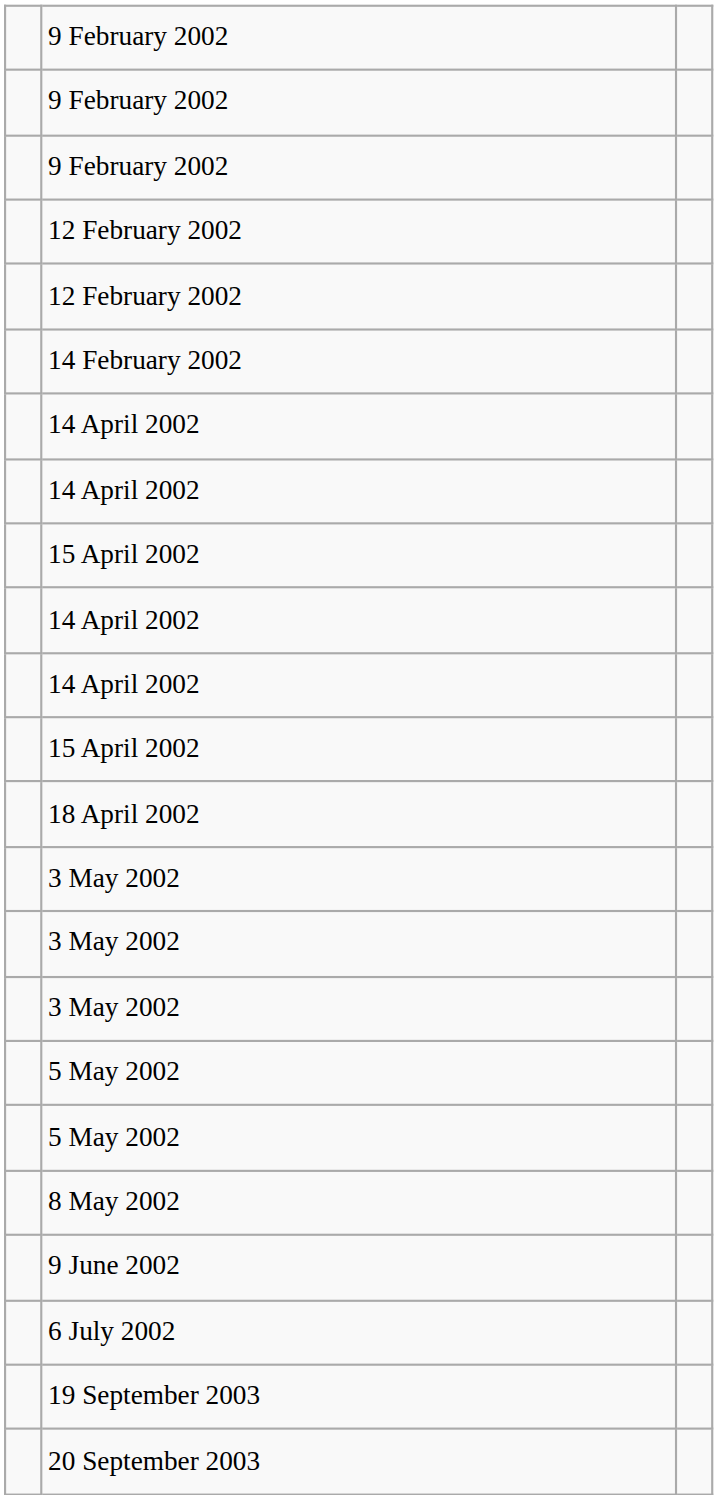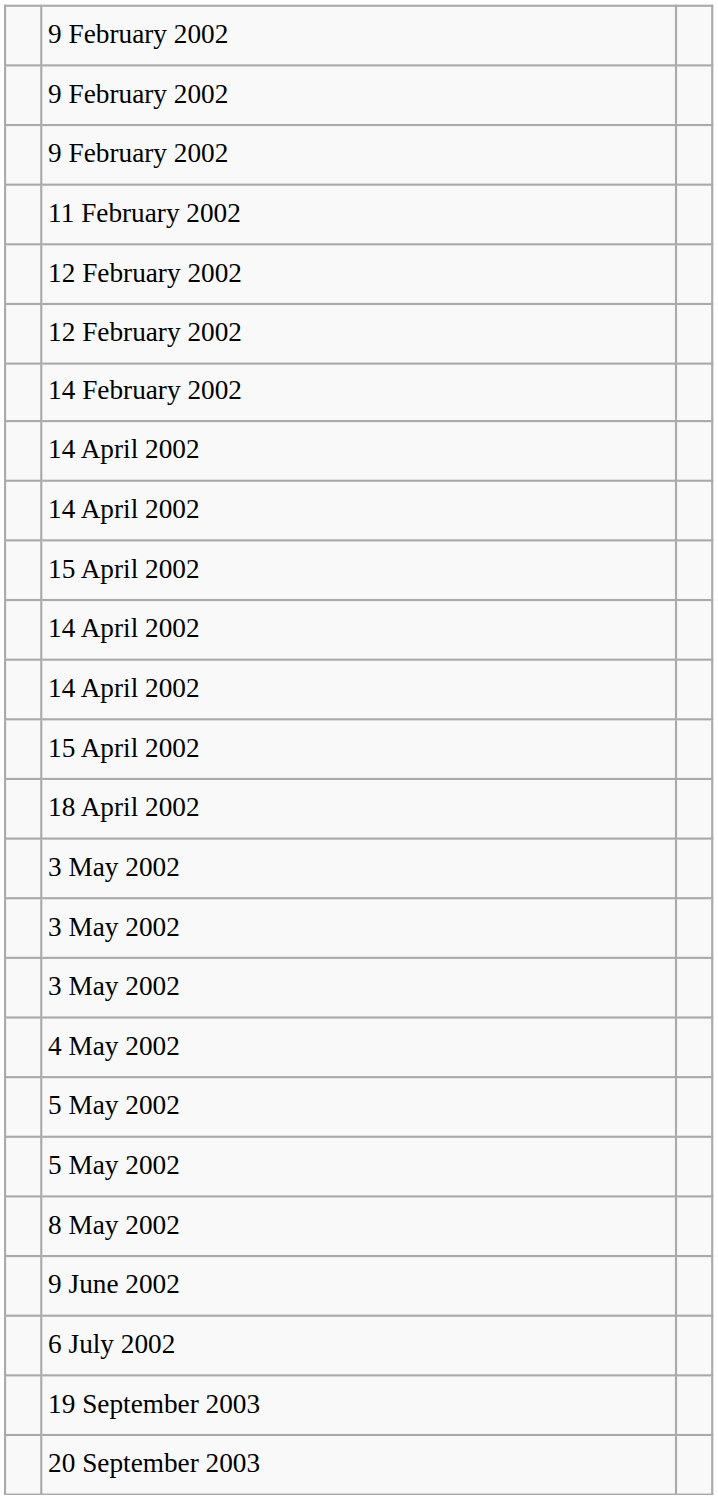+ row: (23, 214)
+ row: (23, 1047)
